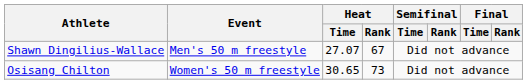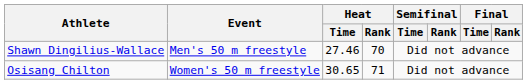(342, 51) 27.07 -> (342, 51) 27.46
(378, 51) 67 -> (378, 51) 70
(378, 70) 73 -> (378, 70) 71
